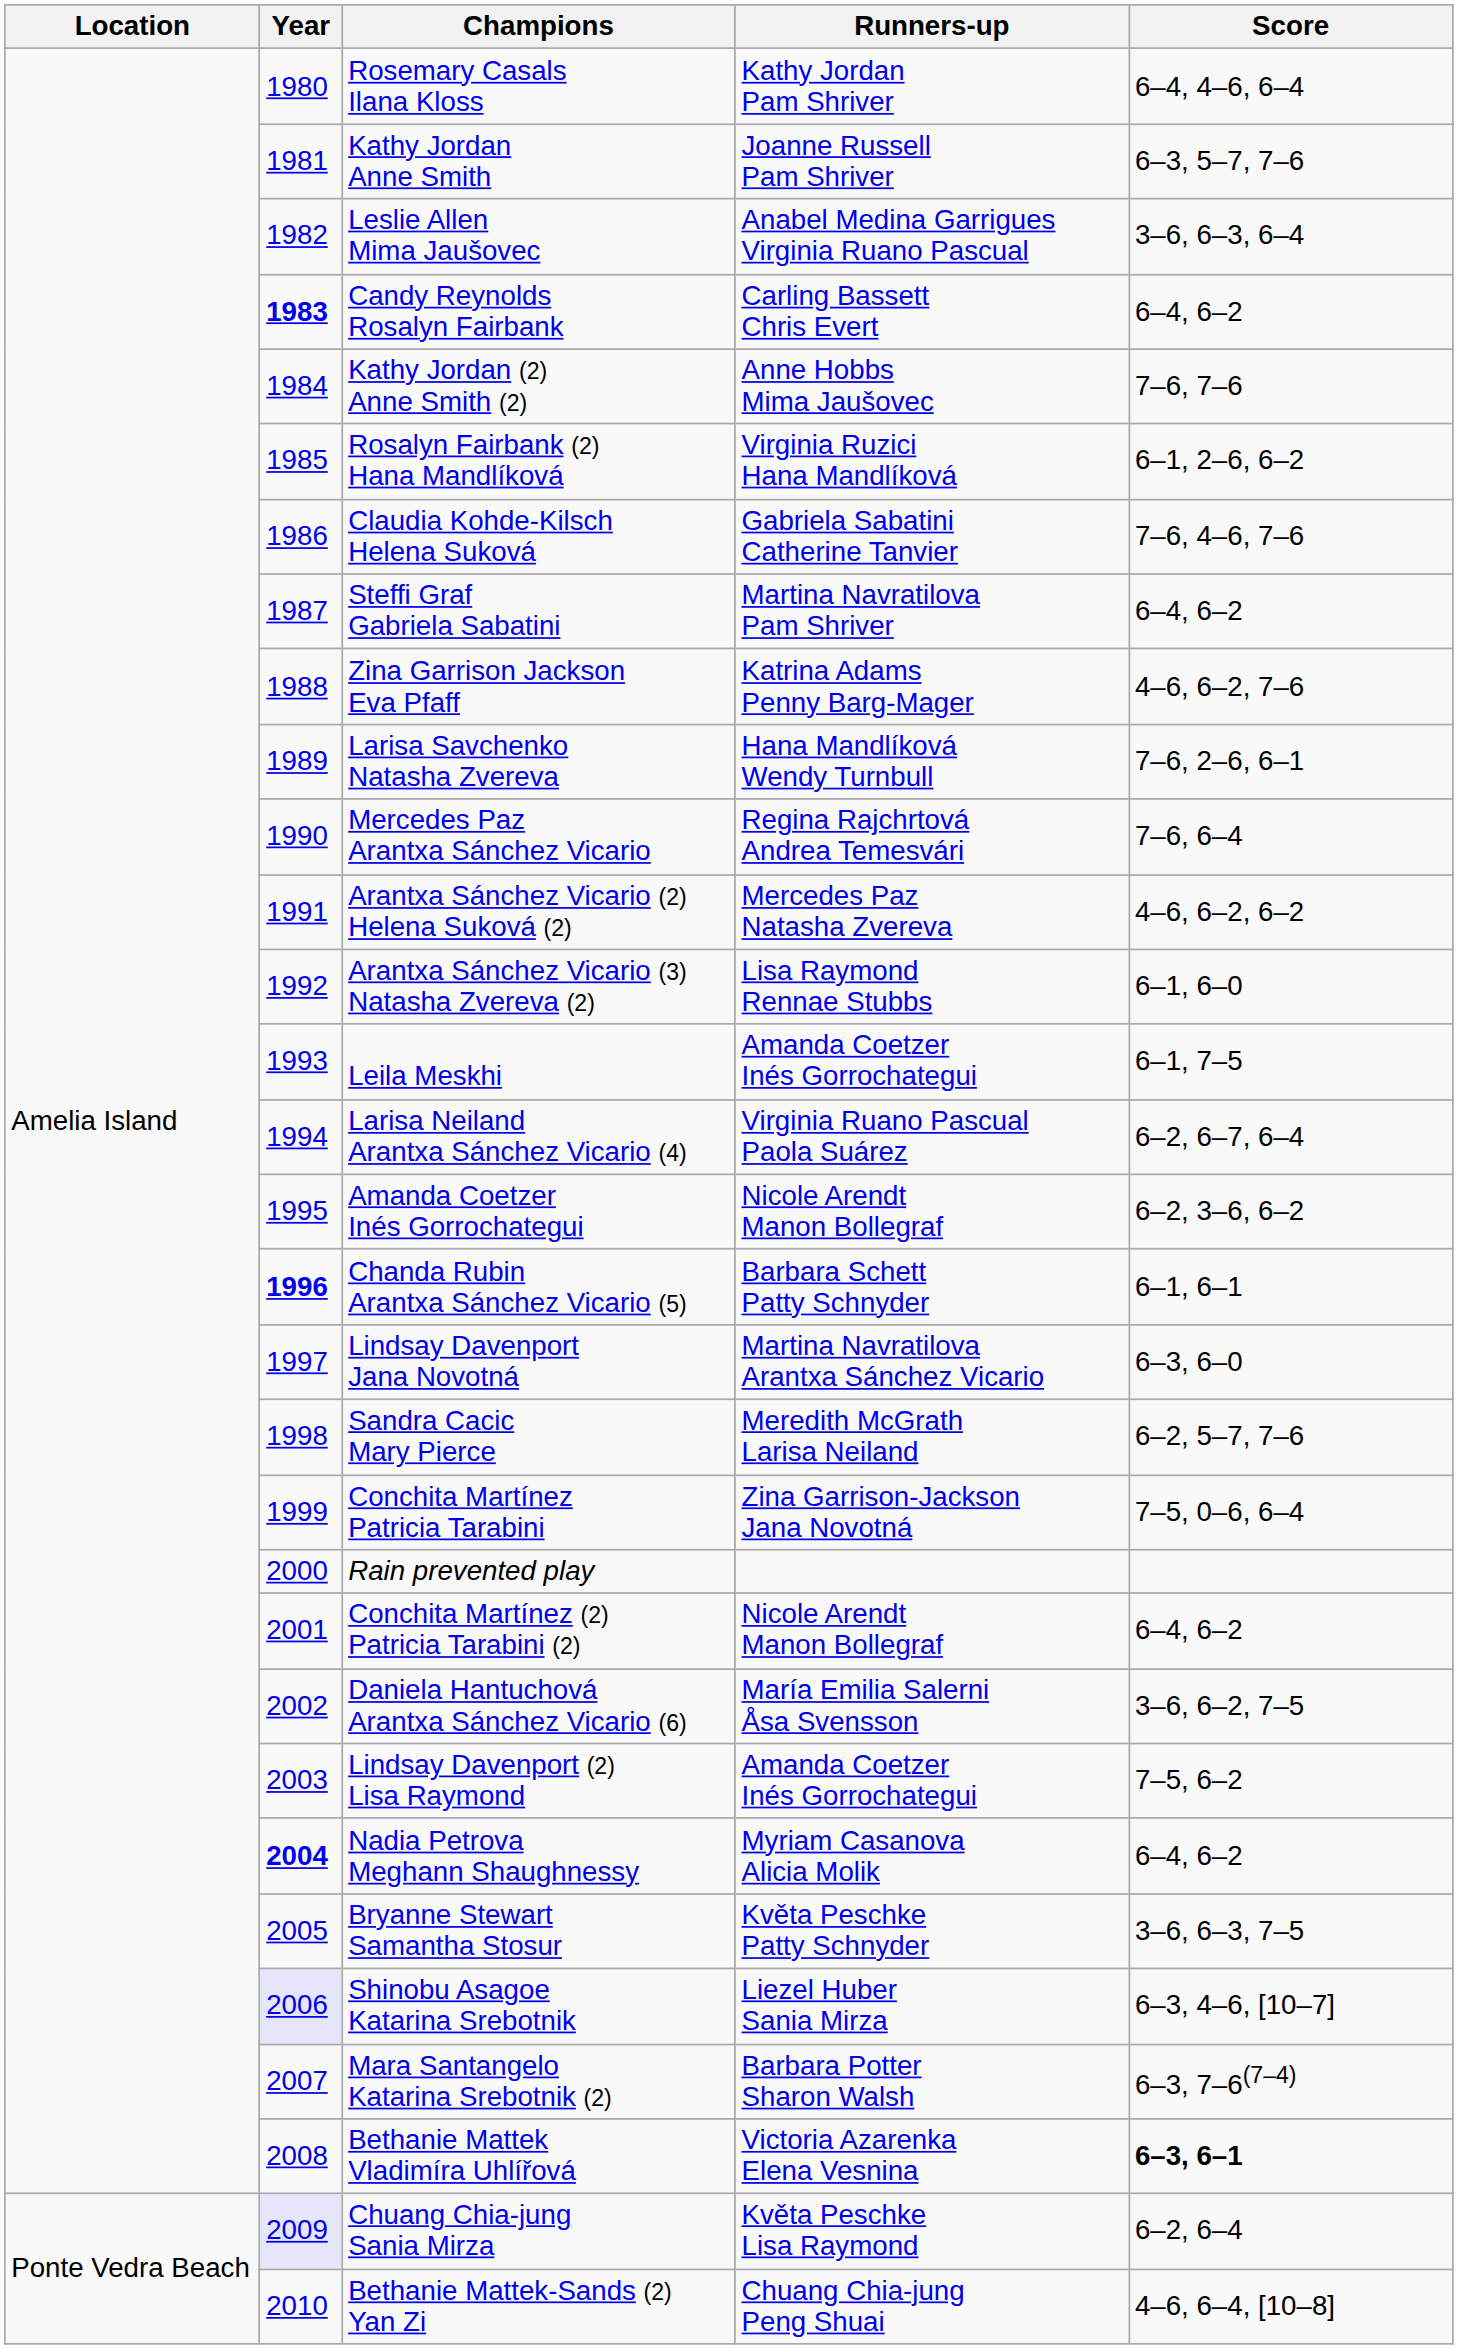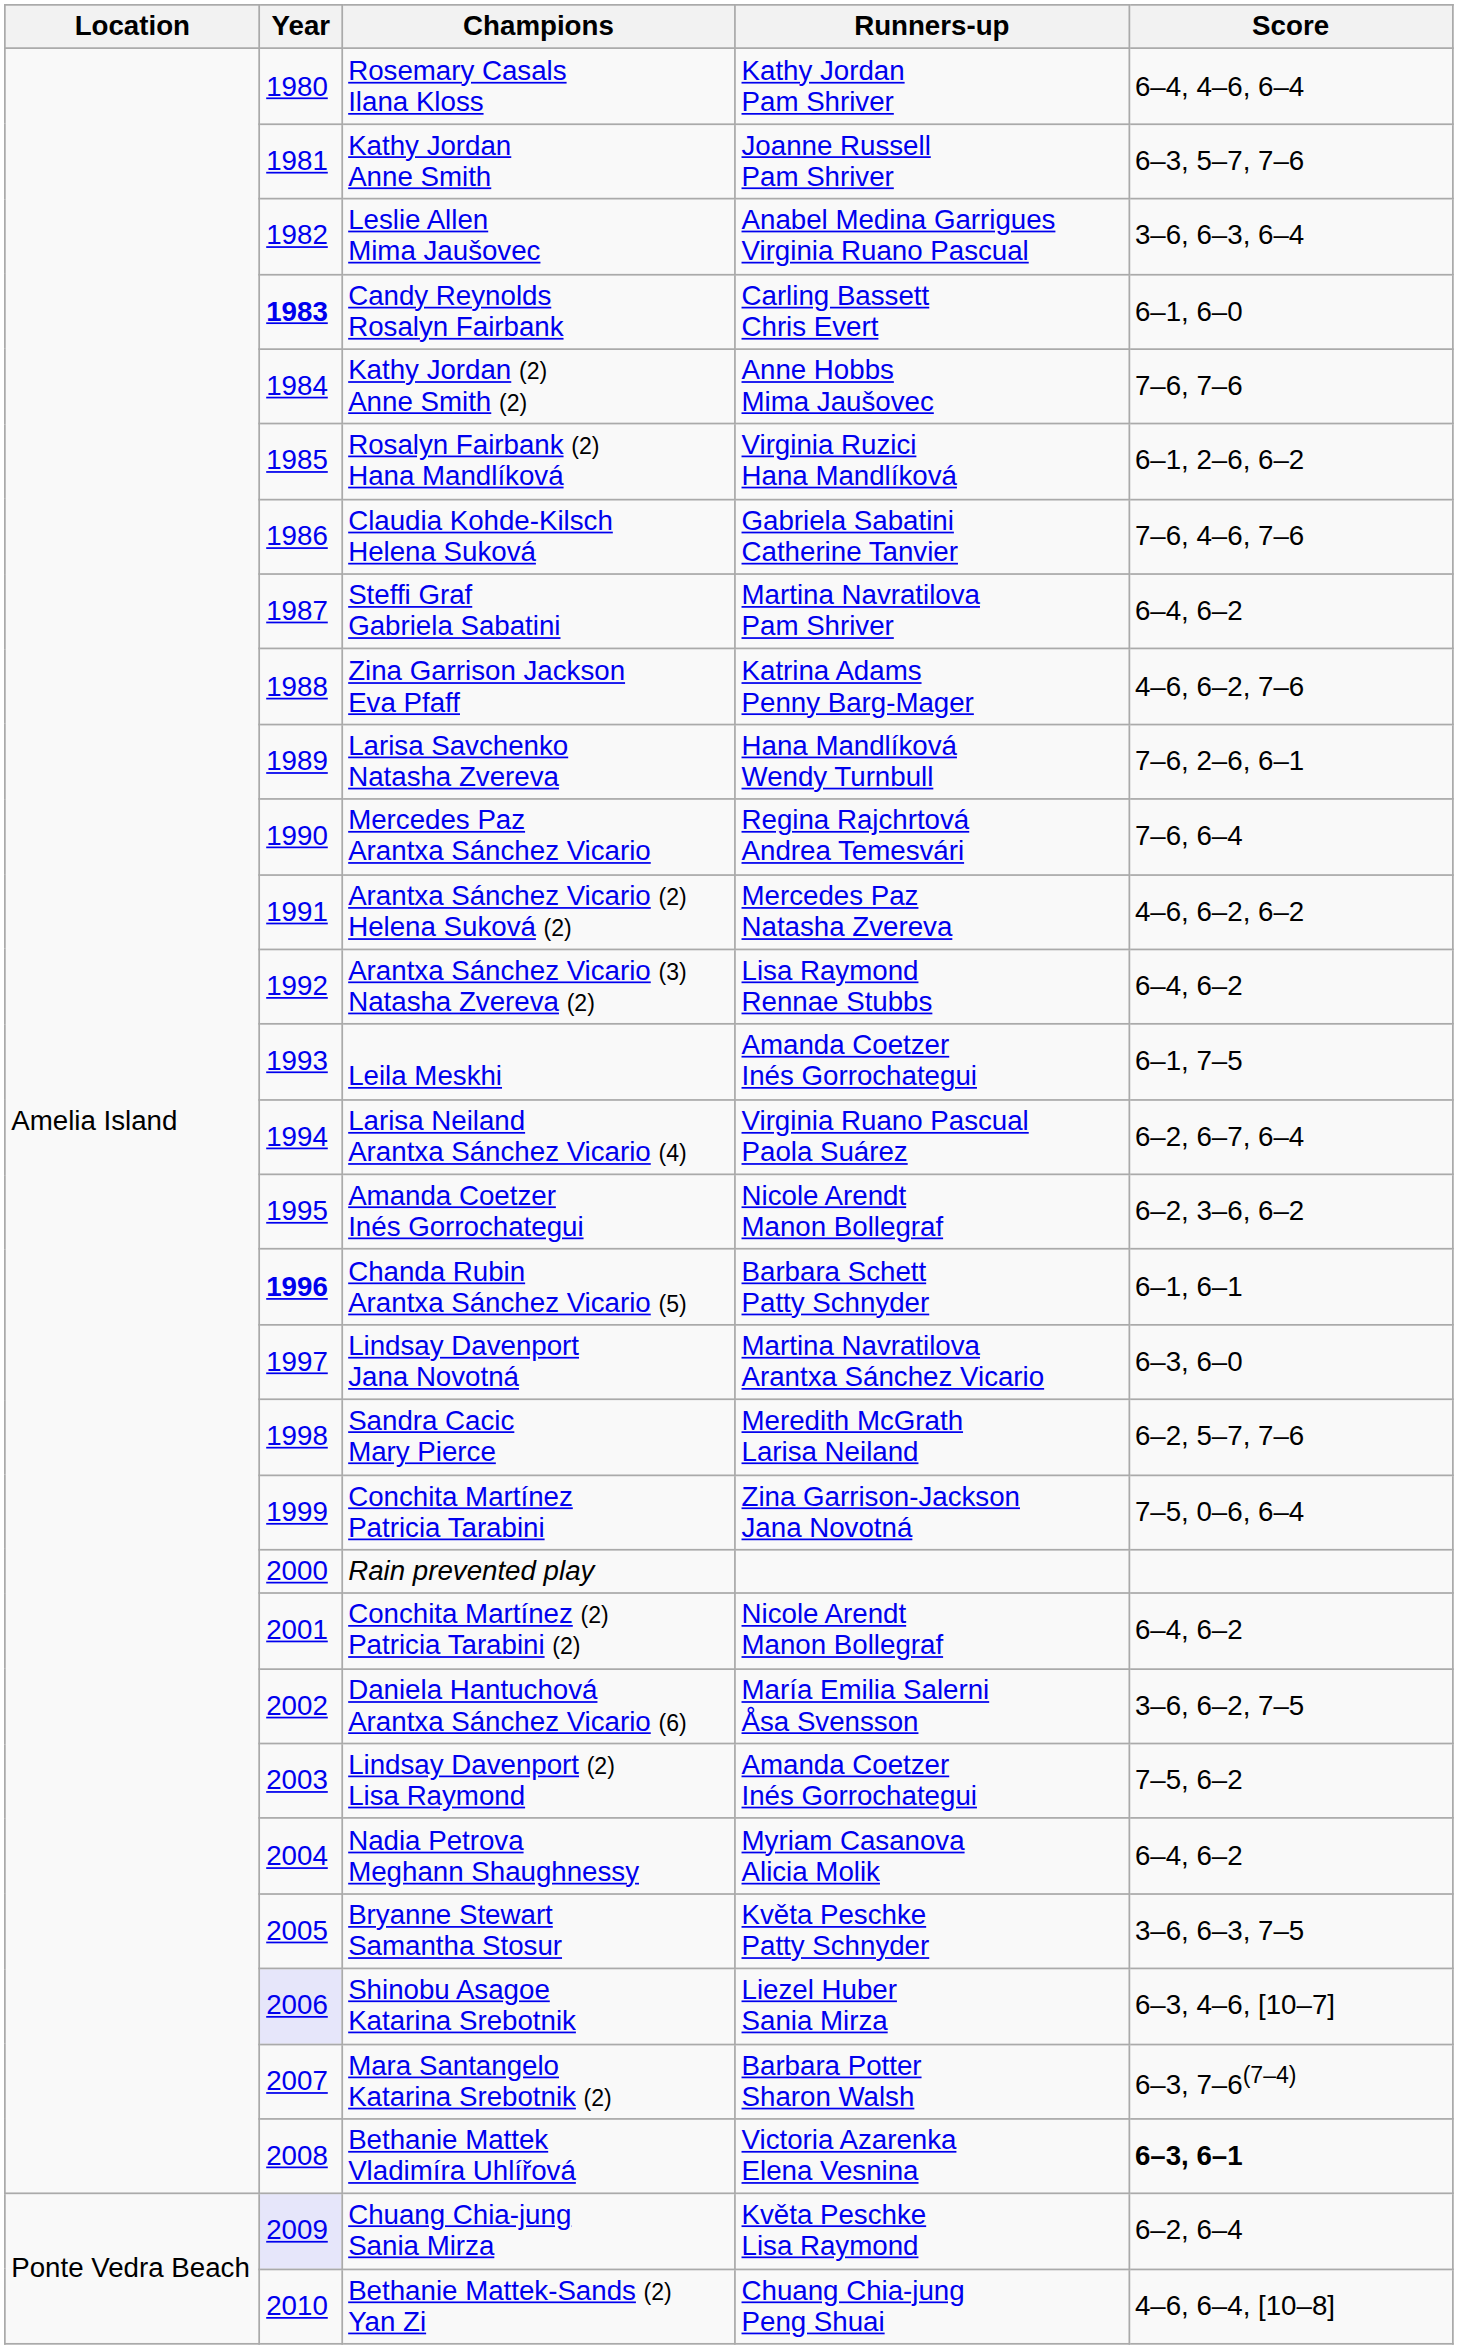(1189, 311) 6–4, 6–2 -> (1189, 311) 6–1, 6–0
(1189, 986) 6–1, 6–0 -> (1189, 986) 6–4, 6–2
(297, 1855) bold -> (297, 1855) normal
